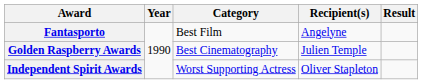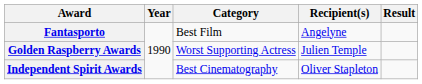(227, 50) Best Cinematography -> (236, 50) Worst Supporting Actress
(236, 69) Worst Supporting Actress -> (227, 69) Best Cinematography
